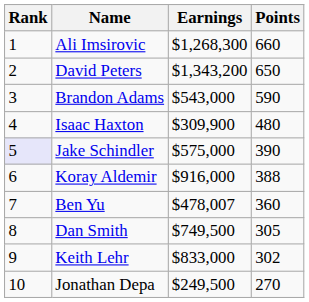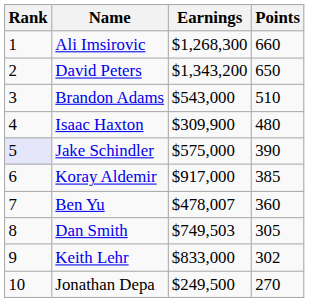(268, 97) 590 -> (268, 97) 510
(203, 177) $916,000 -> (203, 177) $917,000
(268, 177) 388 -> (268, 177) 385
(203, 230) $749,500 -> (203, 230) $749,503
